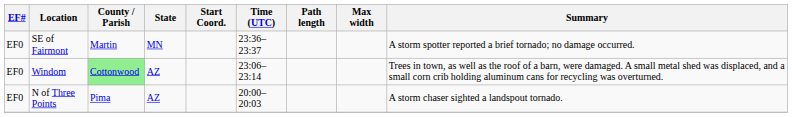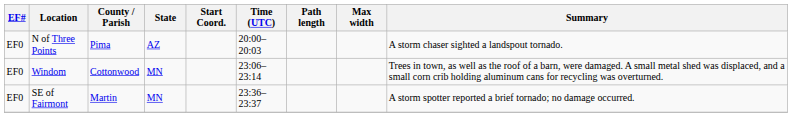rows swapped: (53, 98) <-> (50, 44)
(115, 71) lightgreen background -> (115, 71) no background
(153, 71) AZ -> (155, 71) MN
